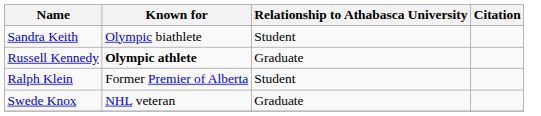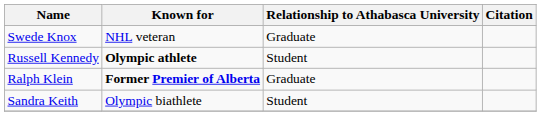rows swapped: (43, 36) <-> (42, 100)
(279, 57) Graduate -> (287, 57) Student
(177, 79) normal -> (183, 79) bold
(275, 79) Student -> (291, 79) Graduate
